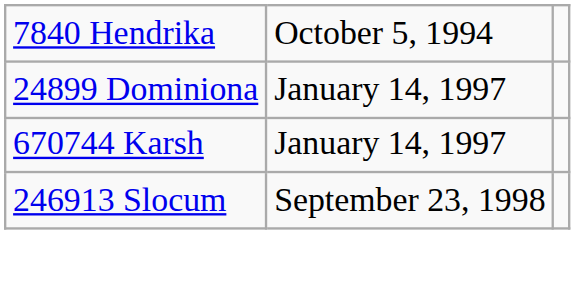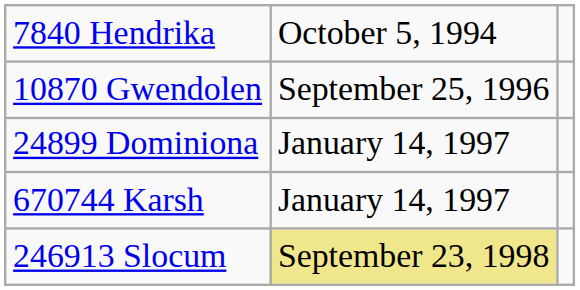+ row: (138, 88)
(410, 200) no background -> (414, 256) khaki background
